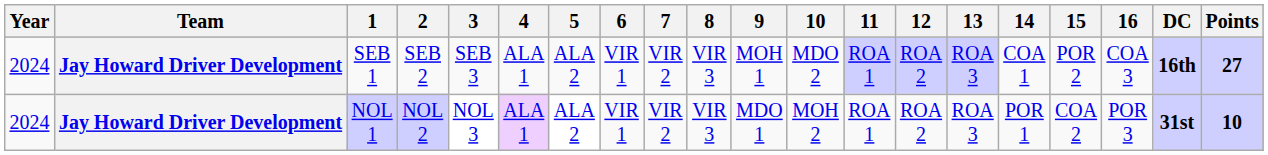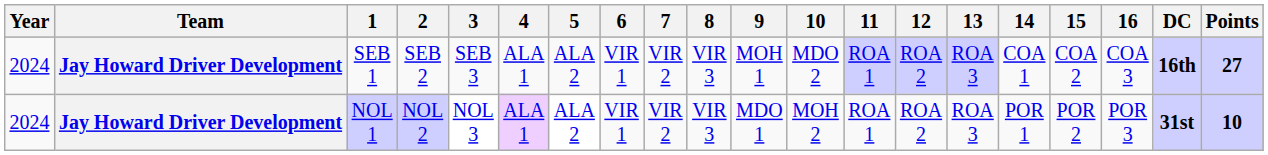(1076, 65) POR 2 -> (1076, 65) COA 2
(1076, 121) COA 2 -> (1076, 121) POR 2
